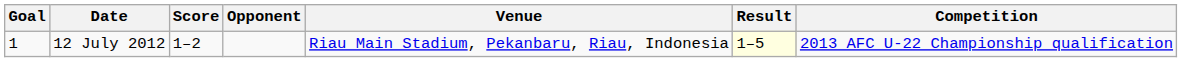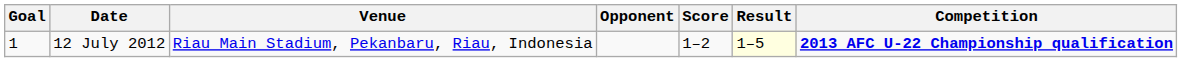columns swapped: (519, 17) <-> (196, 17)
(986, 44) normal -> (986, 44) bold
